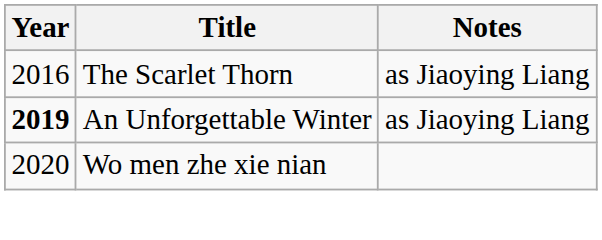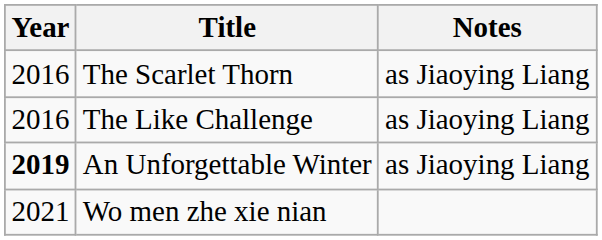+ row: (198, 119)
(41, 165) 2020 -> (41, 211) 2021
